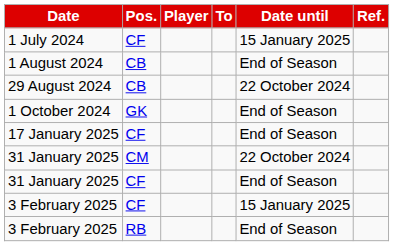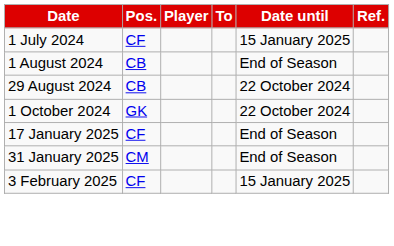(288, 110) End of Season -> (295, 110) 22 October 2024
(295, 157) 22 October 2024 -> (288, 157) End of Season
- row: (63, 181)
- row: (62, 228)
